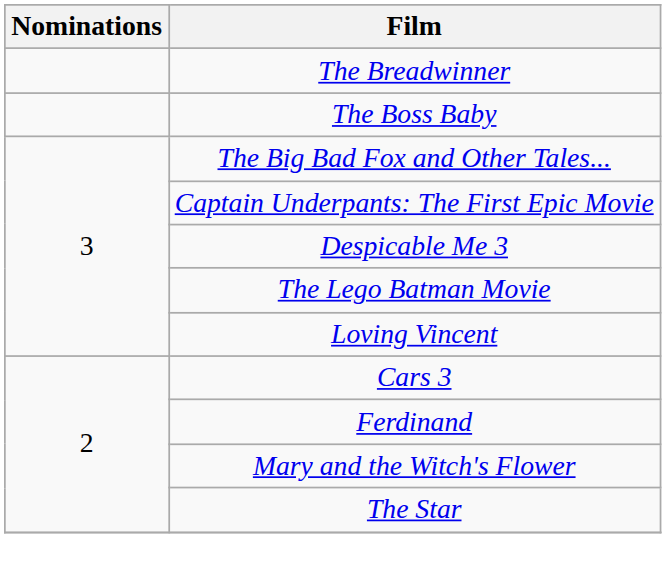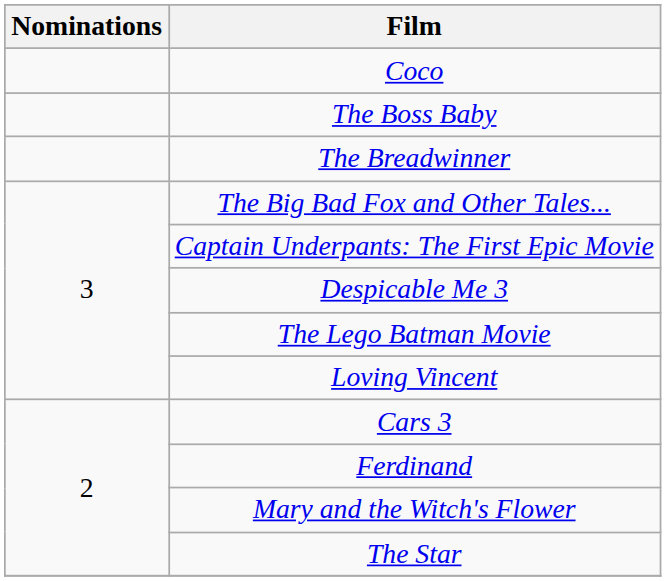+ row: (414, 70)
rows swapped: (414, 70) <-> (414, 114)
